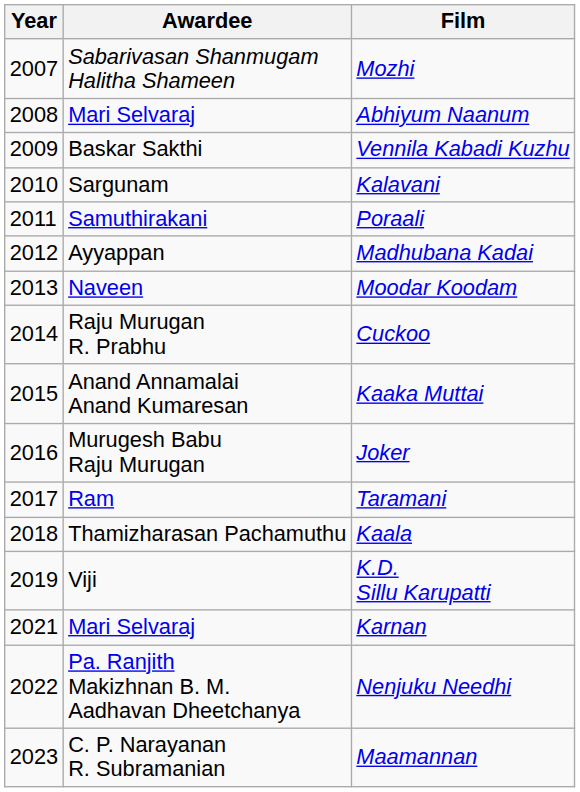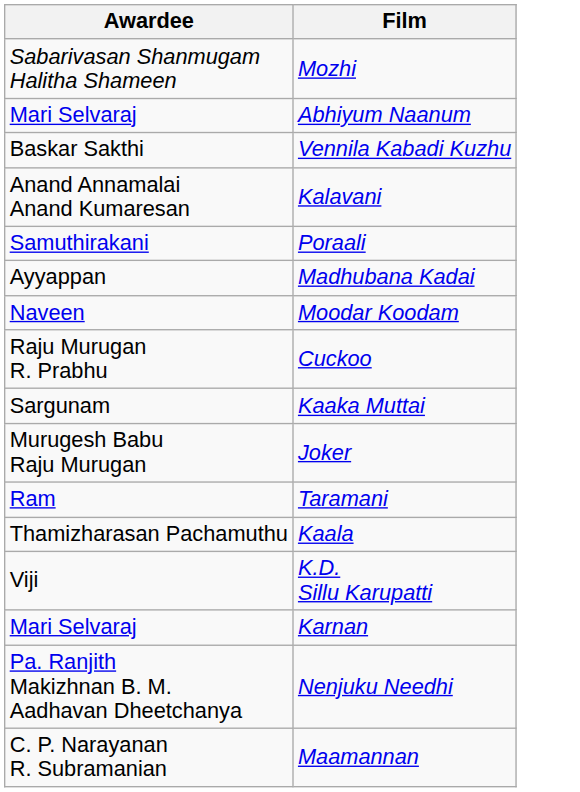- column: (34, 21)
(118, 184) Sargunam -> (100, 196) Anand Annamalai Anand Kumaresan
(158, 393) Anand Annamalai Anand Kumaresan -> (60, 405) Sargunam
